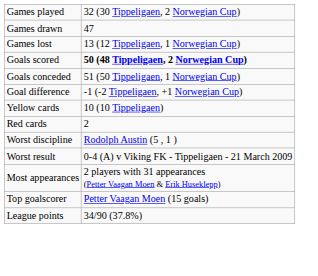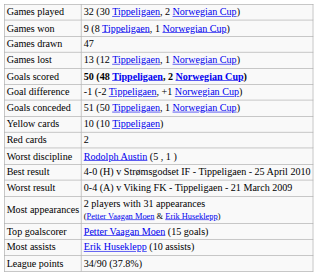+ row: (31, 28)
rows swapped: (39, 76) <-> (38, 92)
+ row: (28, 172)
+ row: (31, 247)
